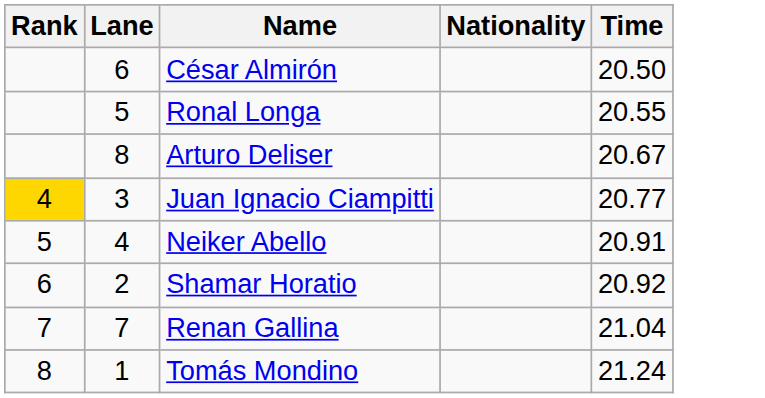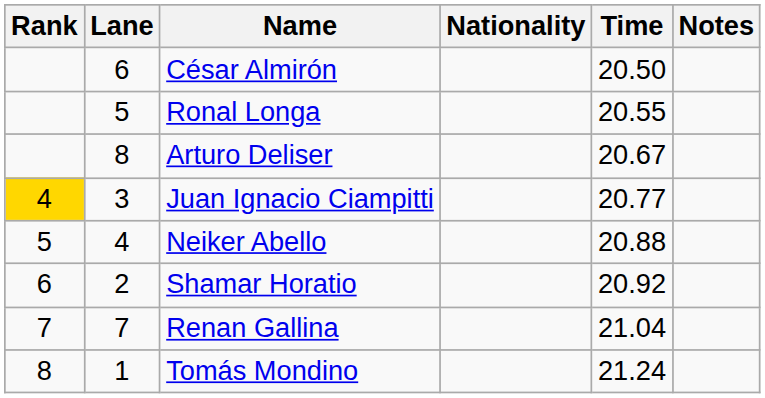+ column: (716, 26)
(632, 241) 20.91 -> (632, 241) 20.88
